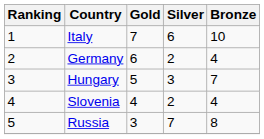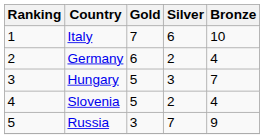(133, 101) 4 -> (133, 101) 5
(214, 123) 8 -> (214, 123) 9
